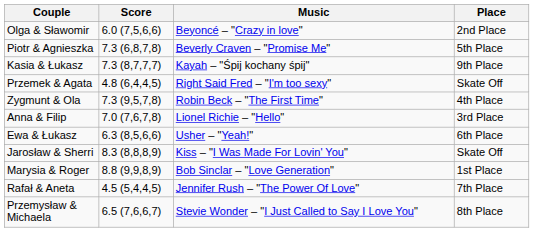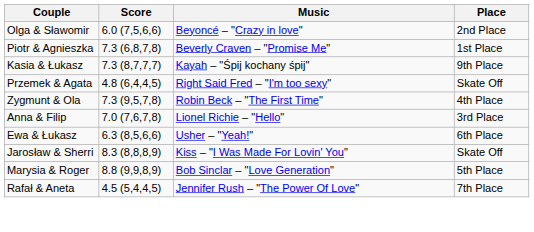(480, 48) 5th Place -> (480, 48) 1st Place
(480, 170) 1st Place -> (480, 170) 5th Place
- row: (42, 212)
